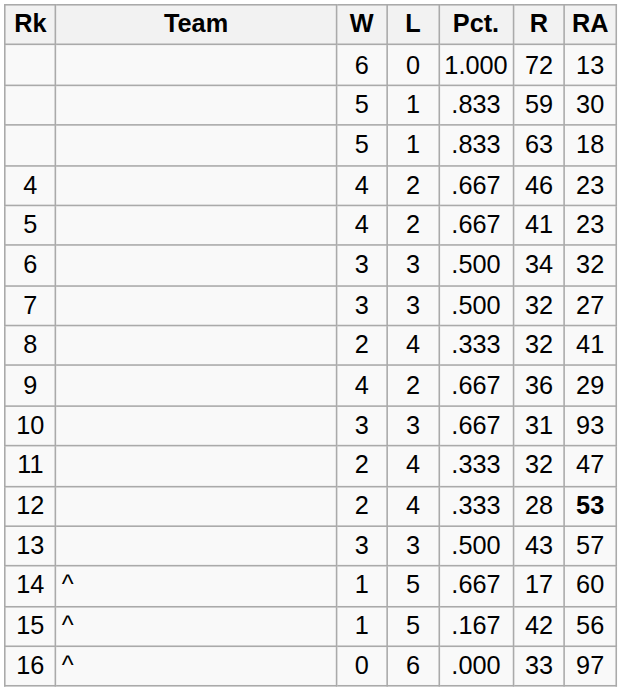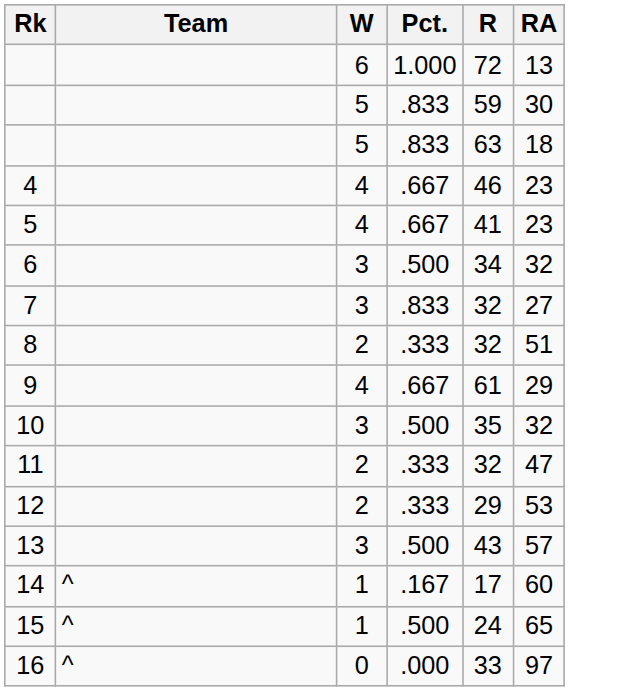- column: (413, 24)
(476, 305) .500 -> (425, 305) .833
(590, 345) 41 -> (539, 345) 51
(539, 385) 36 -> (488, 385) 61
(476, 425) .667 -> (425, 425) .500
(539, 425) 31 -> (488, 425) 35
(590, 425) 93 -> (539, 425) 32
(539, 505) 28 -> (488, 505) 29
(590, 505) bold -> (539, 505) normal
(476, 585) .667 -> (425, 585) .167
(476, 625) .167 -> (425, 625) .500
(539, 625) 42 -> (488, 625) 24
(590, 625) 56 -> (539, 625) 65
